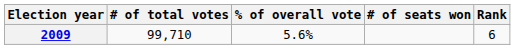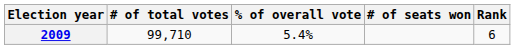(298, 35) 5.6% -> (298, 35) 5.4%
